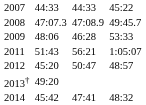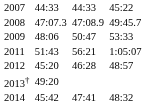(84, 37) 46:28 -> (84, 37) 50:47
(84, 66) 50:47 -> (84, 66) 46:28
